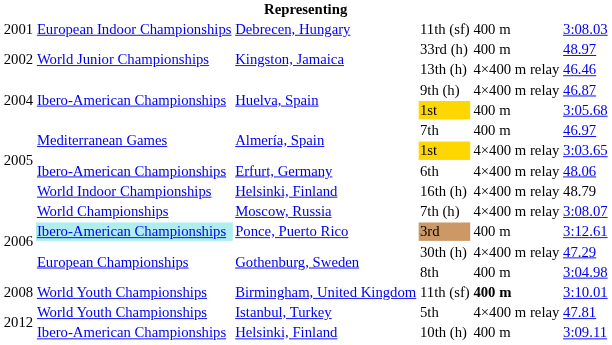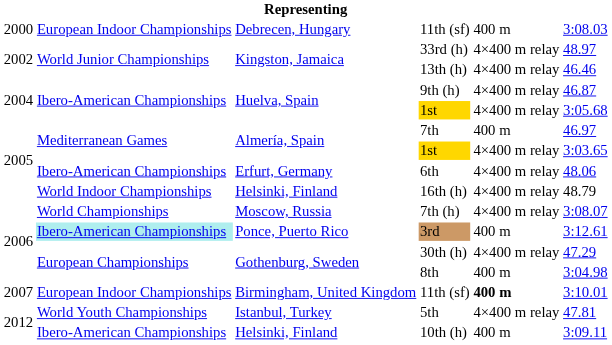(18, 29) 2001 -> (18, 29) 2000
(492, 49) 400 m -> (516, 49) 4×400 m relay
(492, 110) 400 m -> (516, 110) 4×400 m relay
(18, 292) 2008 -> (18, 292) 2007
(122, 292) World Youth Championships -> (134, 292) European Indoor Championships
